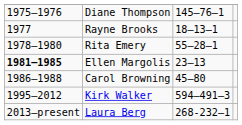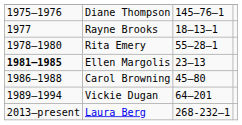+ row: (122, 95)
- row: (118, 95)
